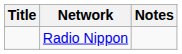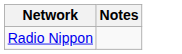- column: (22, 15)
